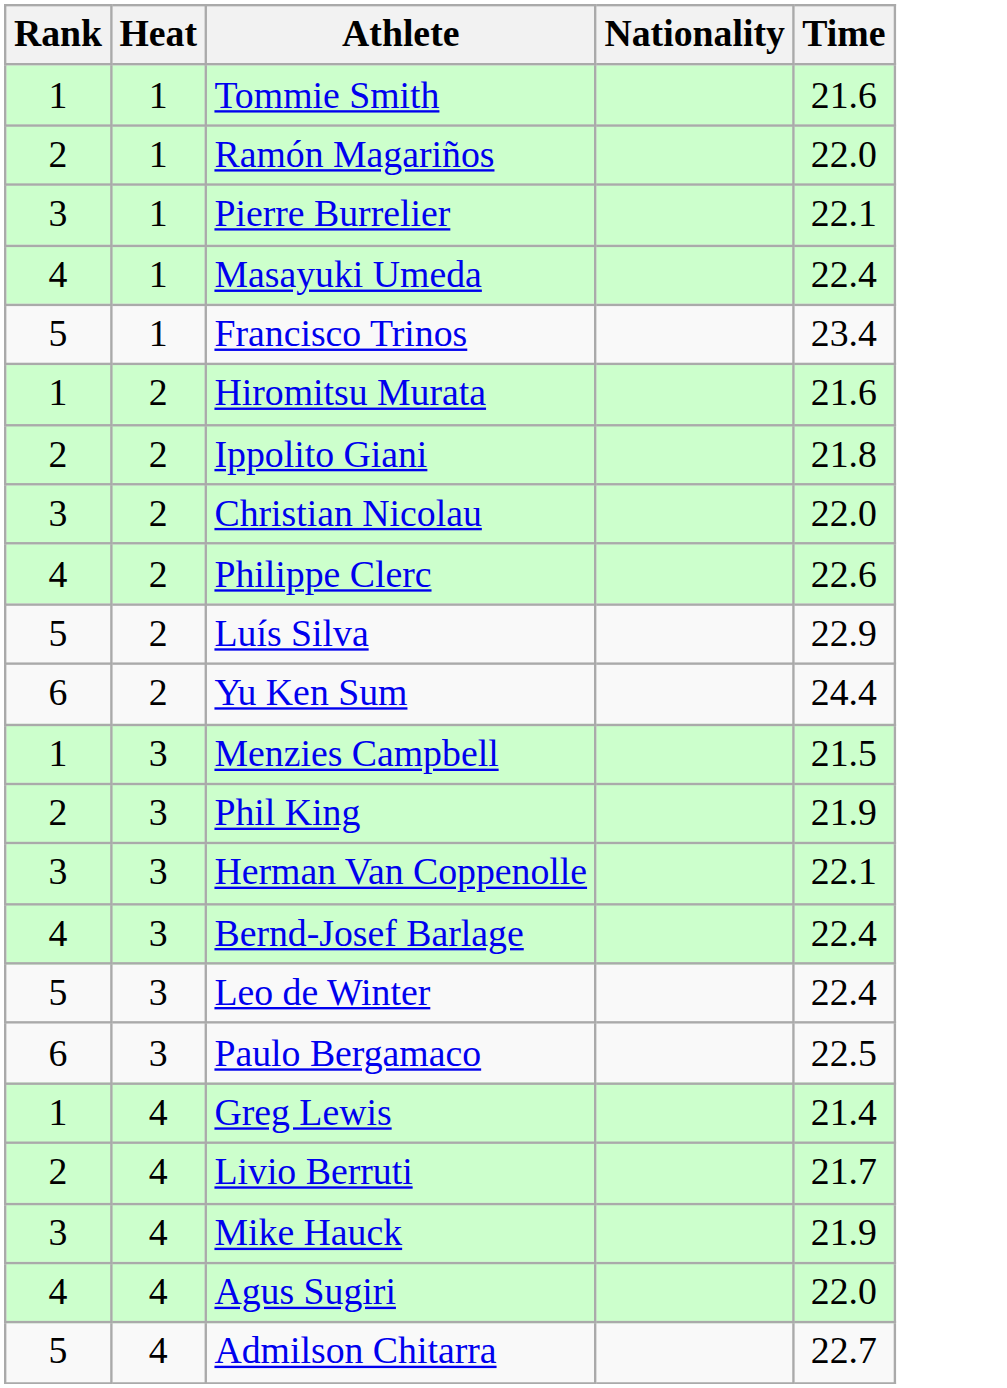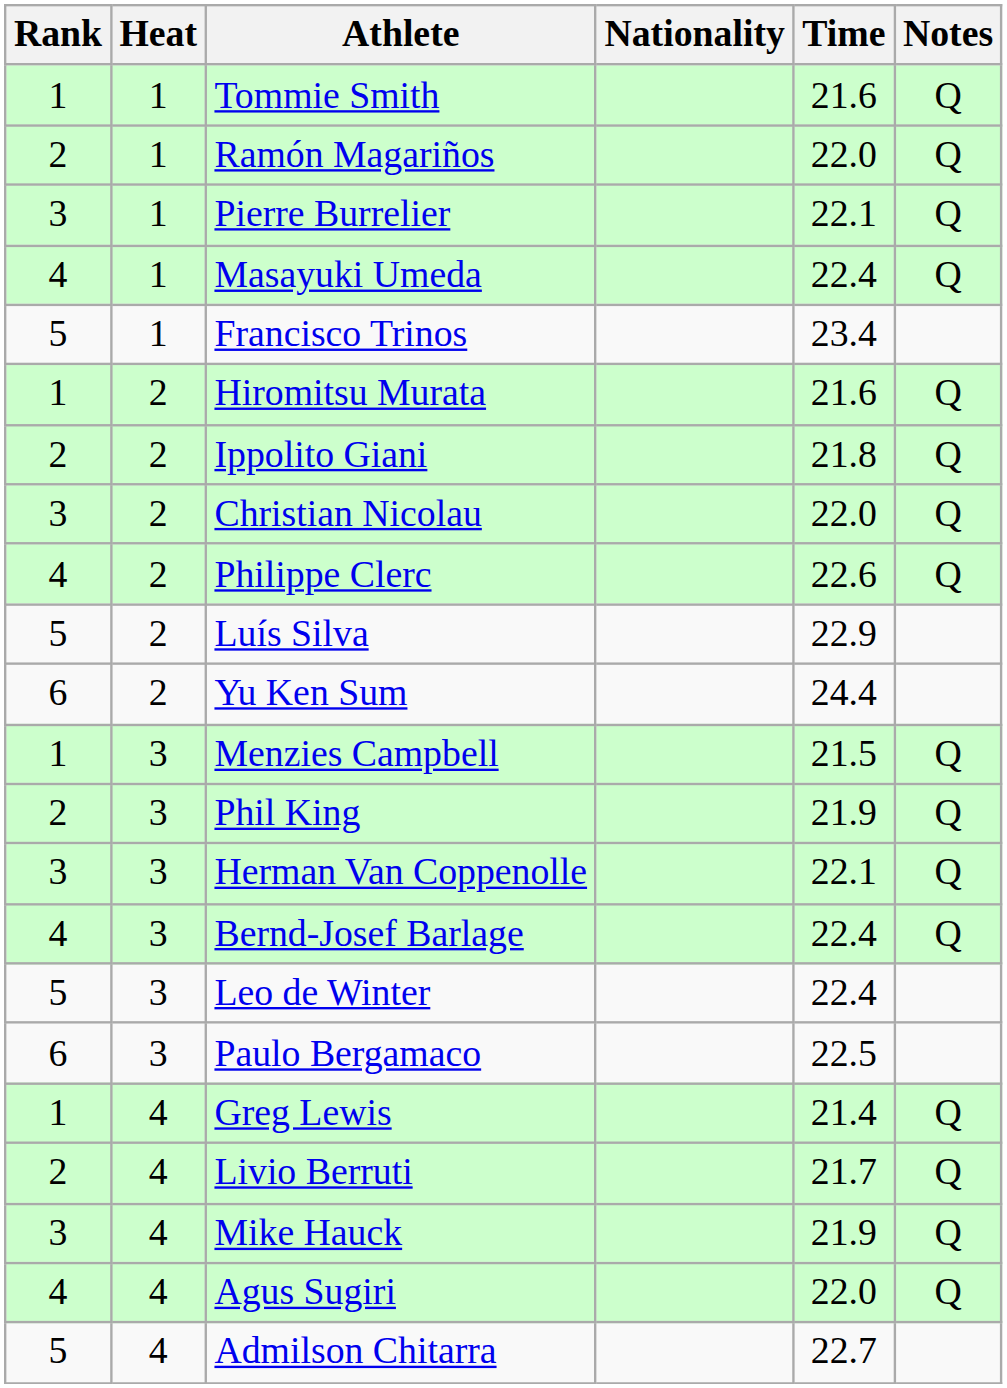+ column: (948, 34)
